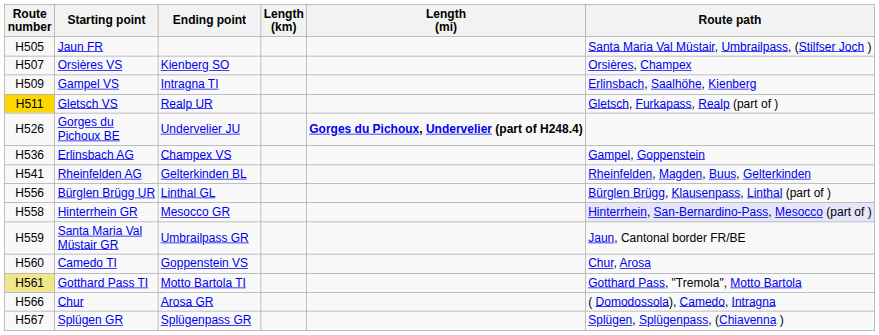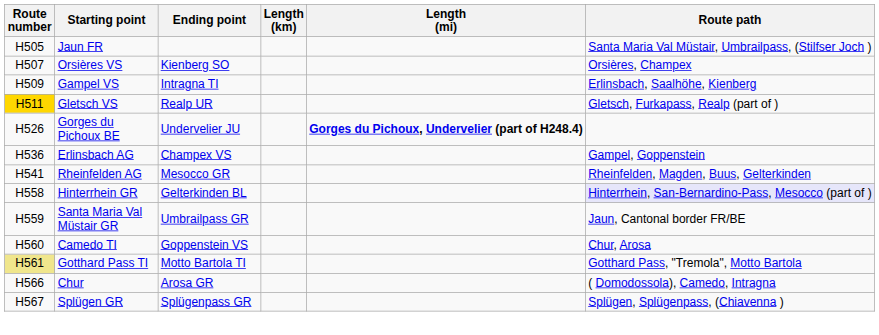(204, 174) Gelterkinden BL -> (195, 174) Mesocco GR
- row: (106, 193)
(195, 212) Mesocco GR -> (204, 193) Gelterkinden BL
